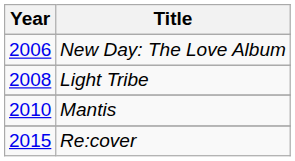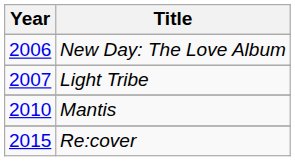(30, 79) 2008 -> (30, 79) 2007
